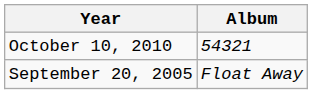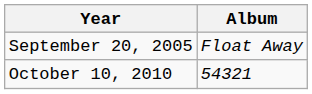rows swapped: (101, 74) <-> (90, 46)
